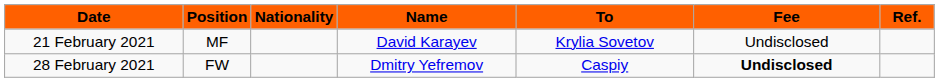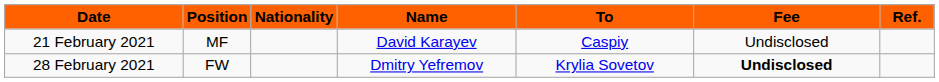(605, 41) Krylia Sovetov -> (605, 41) Caspiy
(605, 66) Caspiy -> (605, 66) Krylia Sovetov
